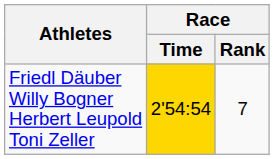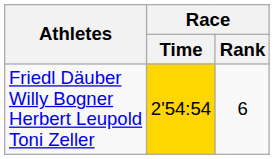(243, 109) 7 -> (243, 109) 6
